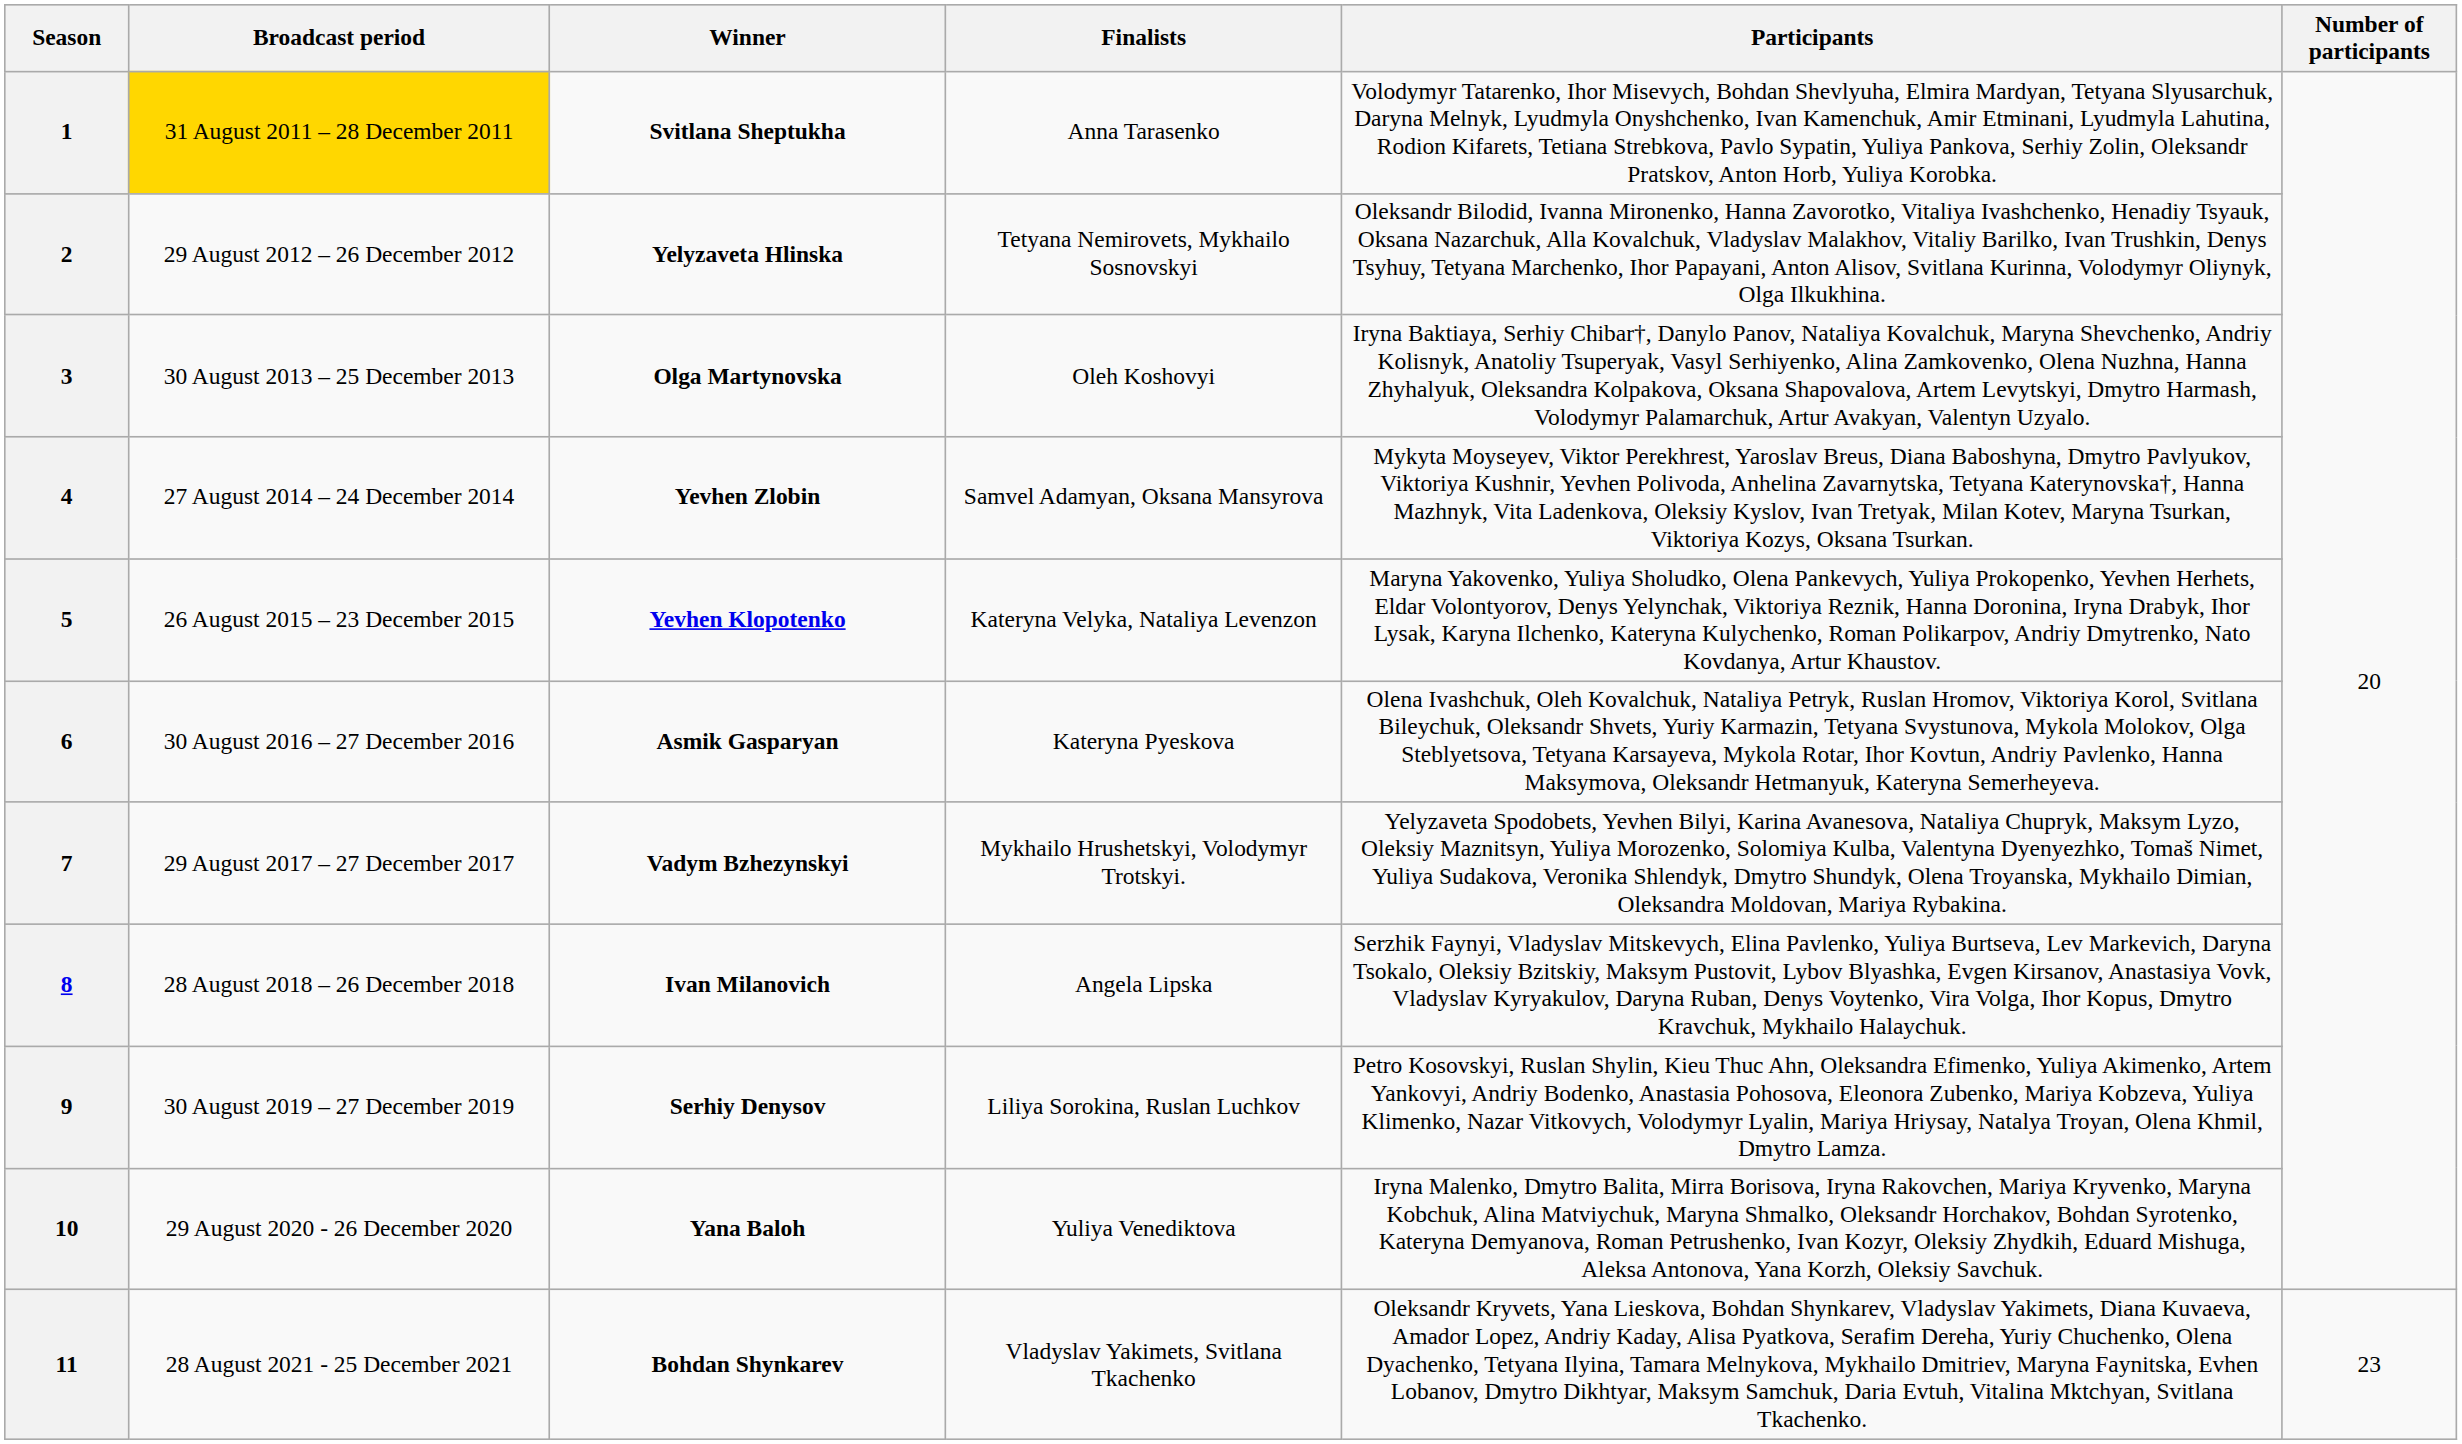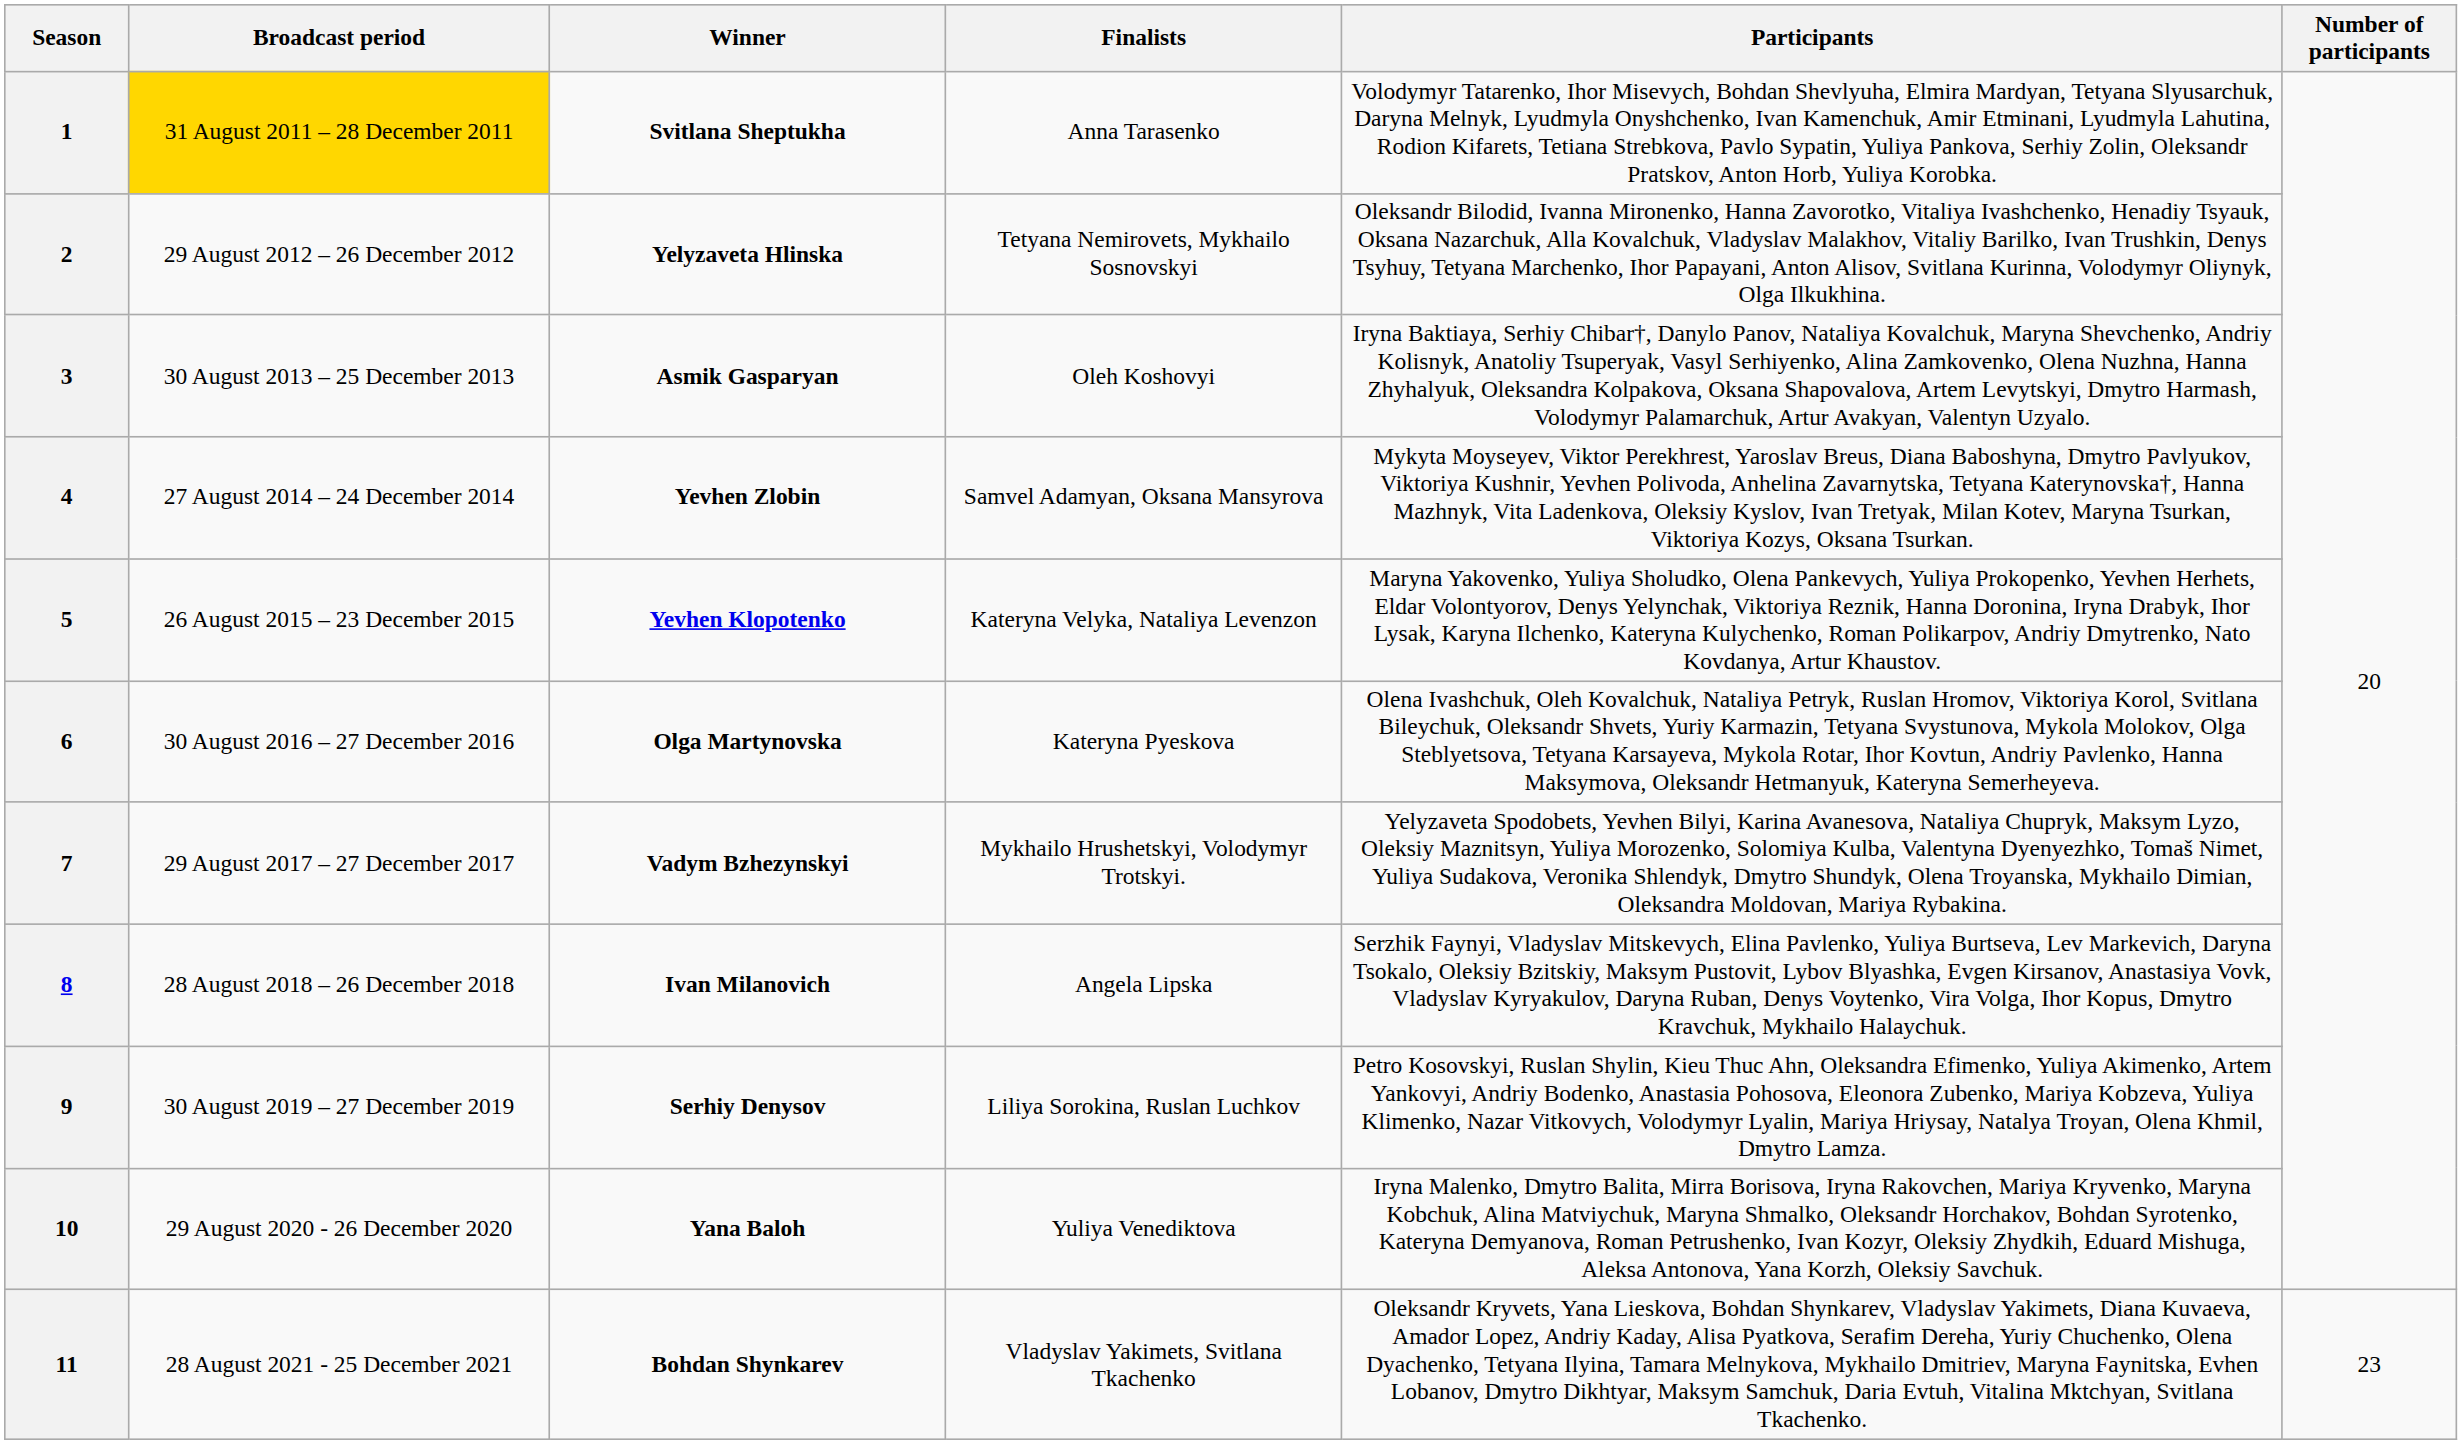(748, 375) Olga Martynovska -> (748, 375) Asmik Gasparyan
(748, 741) Asmik Gasparyan -> (748, 741) Olga Martynovska
